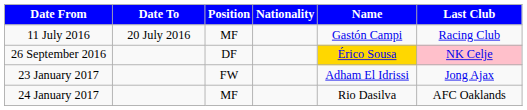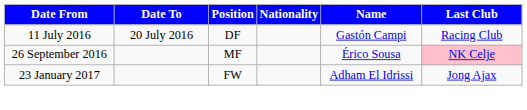(229, 35) MF -> (233, 35) DF
(229, 55) DF -> (233, 55) MF
(367, 55) gold background -> (371, 55) no background
- row: (59, 95)
